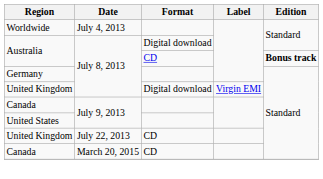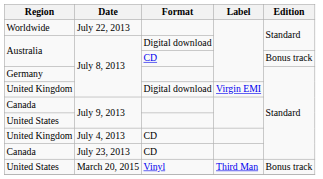(101, 27) July 4, 2013 -> (103, 27) July 22, 2013
(291, 58) bold -> (289, 58) normal
(103, 136) July 22, 2013 -> (101, 136) July 4, 2013
(108, 151) March 20, 2015 -> (103, 151) July 23, 2013
+ row: (33, 167)
